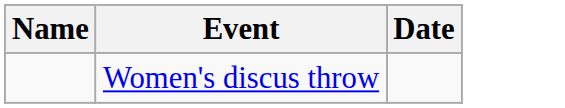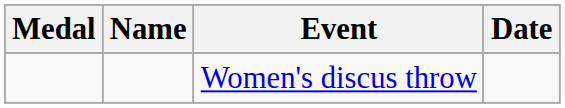+ column: (54, 28)
